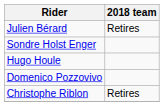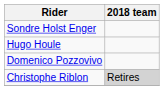- row: (37, 28)
(123, 93) no background -> (123, 77) lightgrey background
